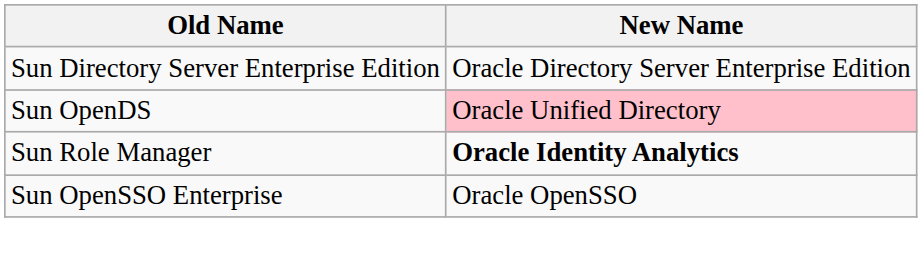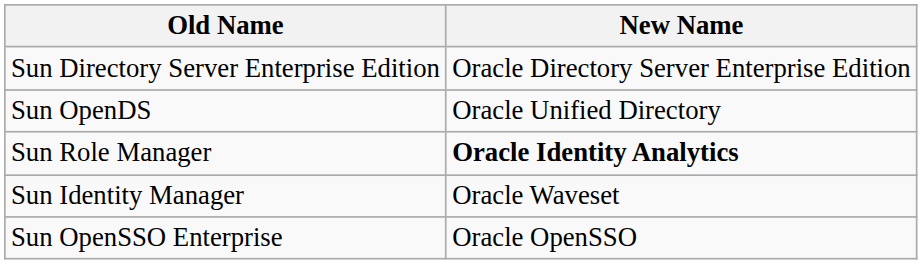(586, 110) pink background -> (586, 110) no background
+ row: (128, 195)
